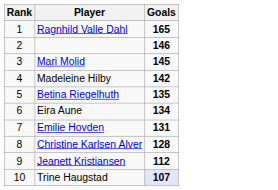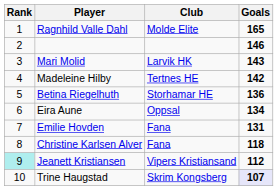+ column: (192, 12)
(161, 62) 145 -> (256, 62) 143
(161, 95) 135 -> (256, 95) 136
(161, 144) 128 -> (256, 144) 118
(19, 161) no background -> (19, 161) paleturquoise background
